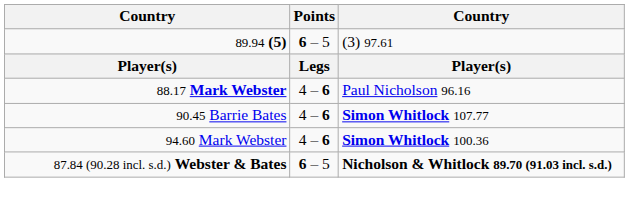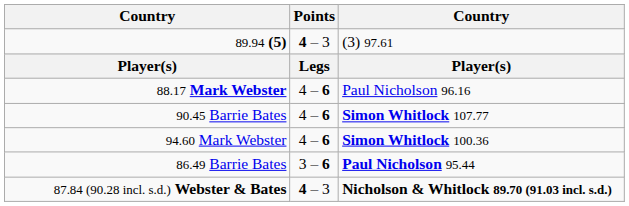(314, 41) 6 – 5 -> (314, 41) 4 – 3
+ row: (231, 164)
(314, 164) 6 – 5 -> (314, 189) 4 – 3
